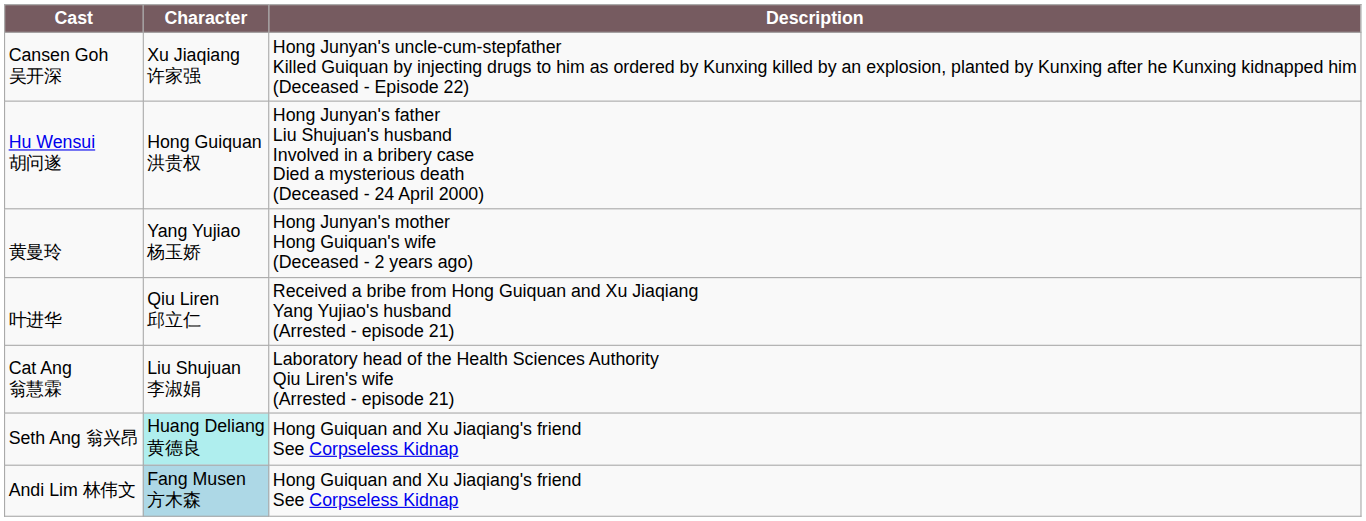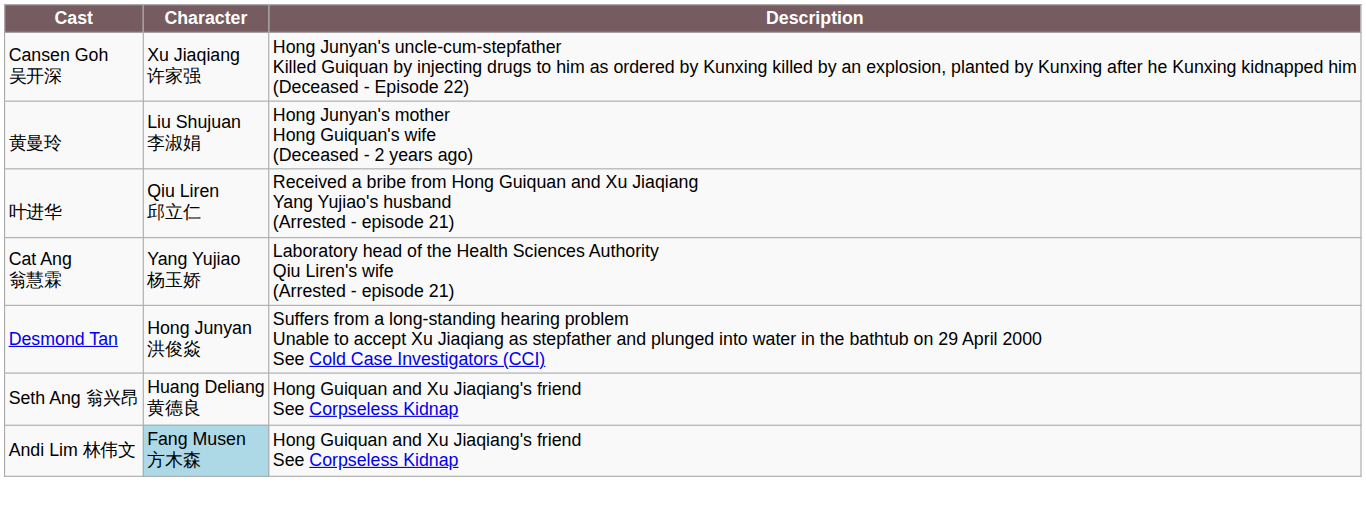- row: (52, 153)
(194, 241) Yang Yujiao 杨玉娇 -> (194, 133) Liu Shujuan 李淑娟
(194, 378) Liu Shujuan 李淑娟 -> (194, 269) Yang Yujiao 杨玉娇
+ row: (63, 339)
(206, 437) paleturquoise background -> (206, 397) no background
